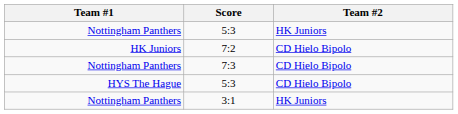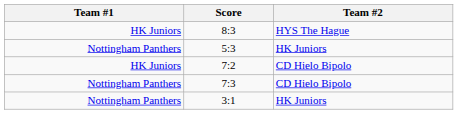+ row: (156, 30)
- row: (144, 83)
